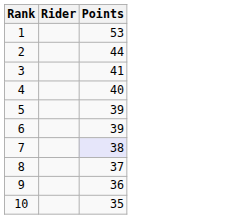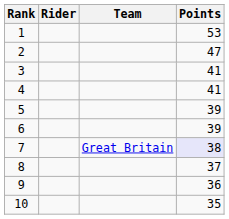+ column: (128, 14)
(117, 52) 44 -> (214, 52) 47
(117, 90) 40 -> (214, 90) 41
